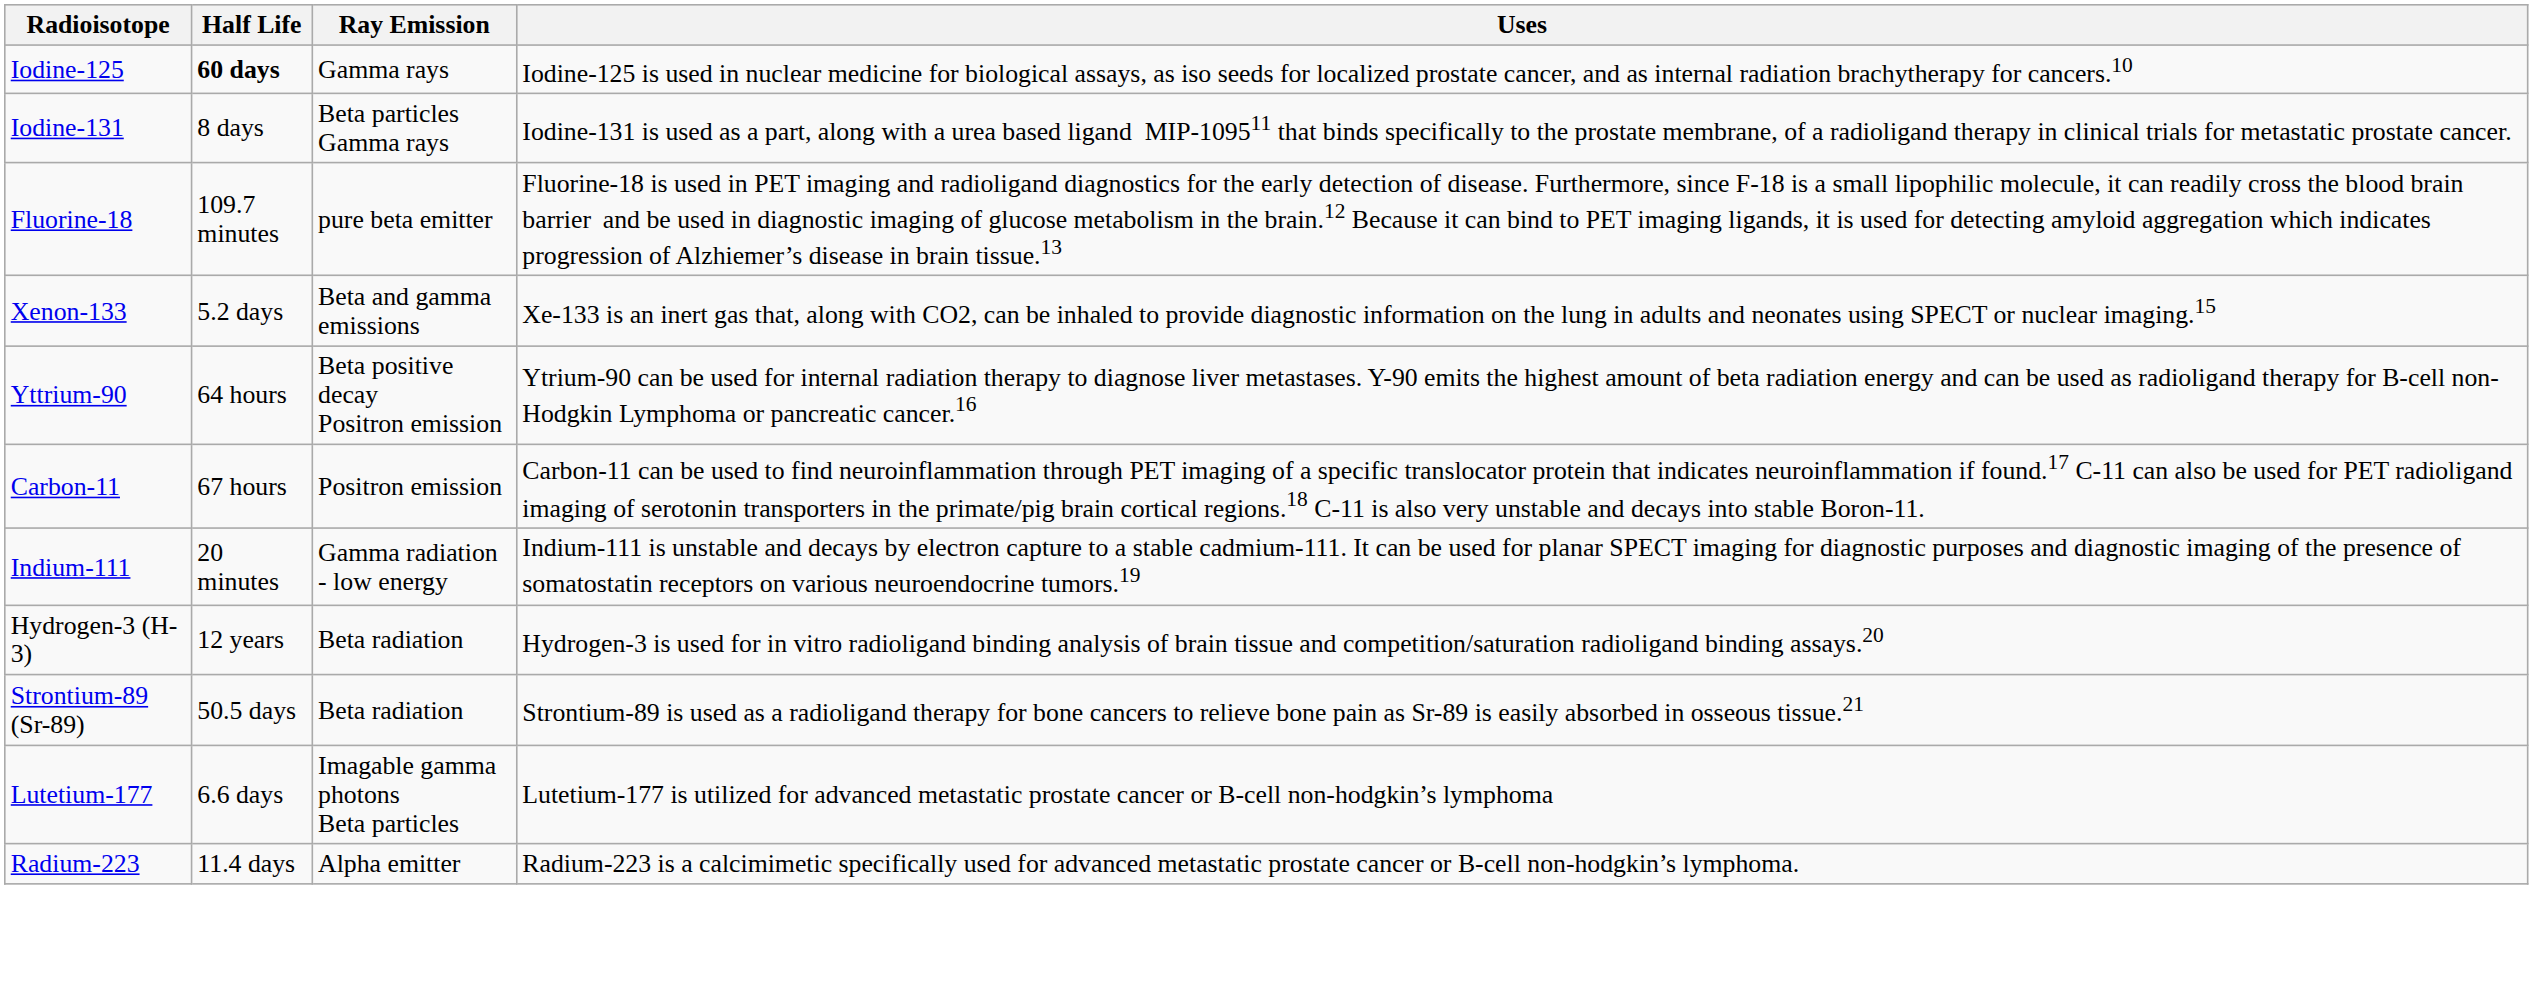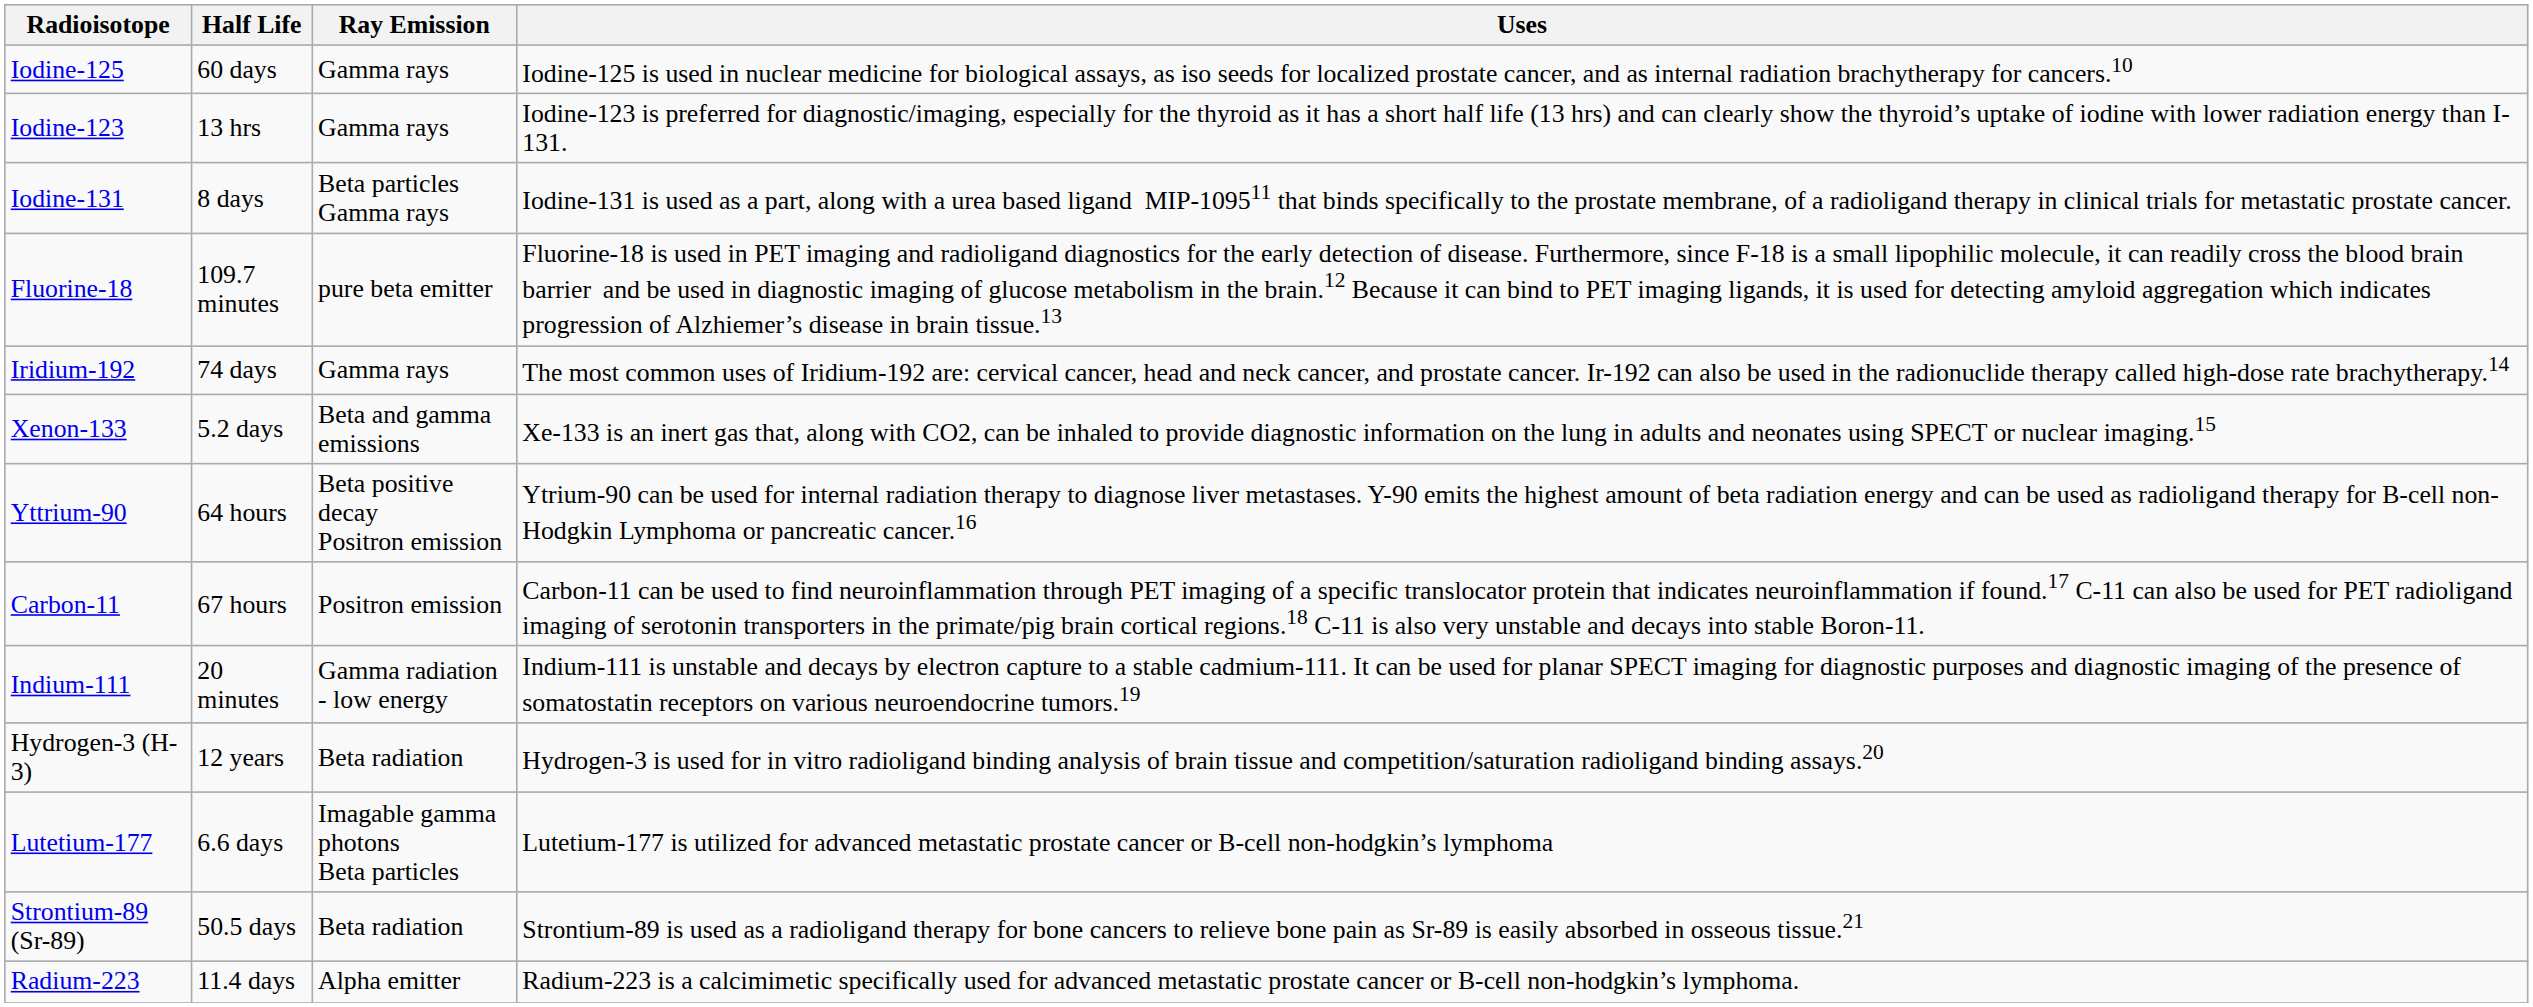(239, 69) bold -> (237, 69) normal
+ row: (67, 128)
+ row: (73, 369)
rows swapped: (79, 709) <-> (82, 794)
